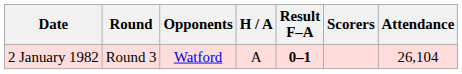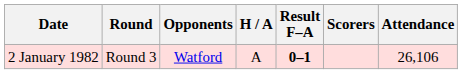(418, 56) 26,104 -> (418, 56) 26,106
